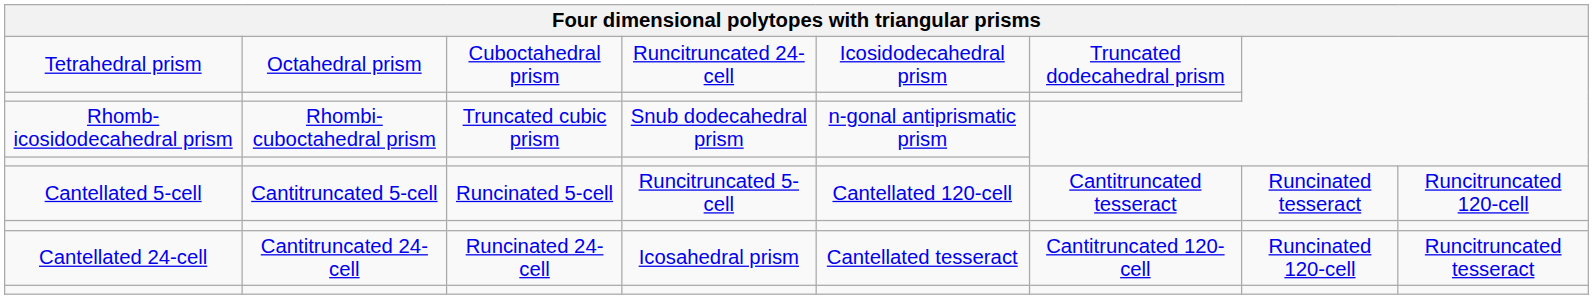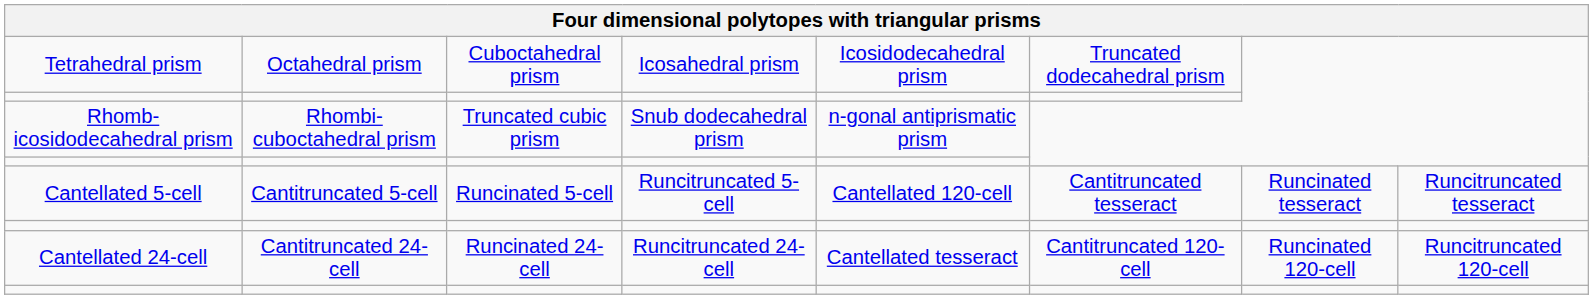(719, 64) Runcitruncated 24-cell -> (719, 64) Icosahedral prism
(1493, 193) Runcitruncated 120-cell -> (1493, 193) Runcitruncated tesseract
(719, 257) Icosahedral prism -> (719, 257) Runcitruncated 24-cell
(1493, 257) Runcitruncated tesseract -> (1493, 257) Runcitruncated 120-cell
